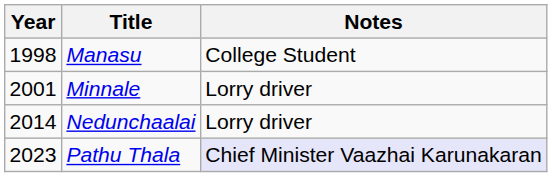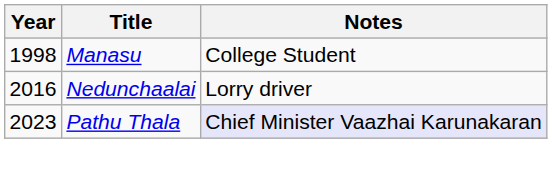- row: (103, 88)
(33, 122) 2014 -> (33, 88) 2016
